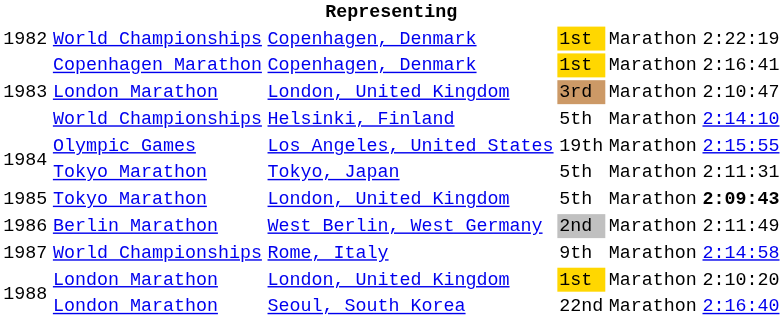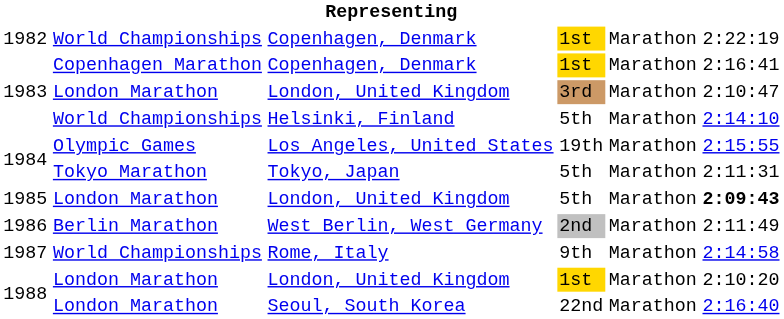(130, 199) Tokyo Marathon -> (135, 199) London Marathon
